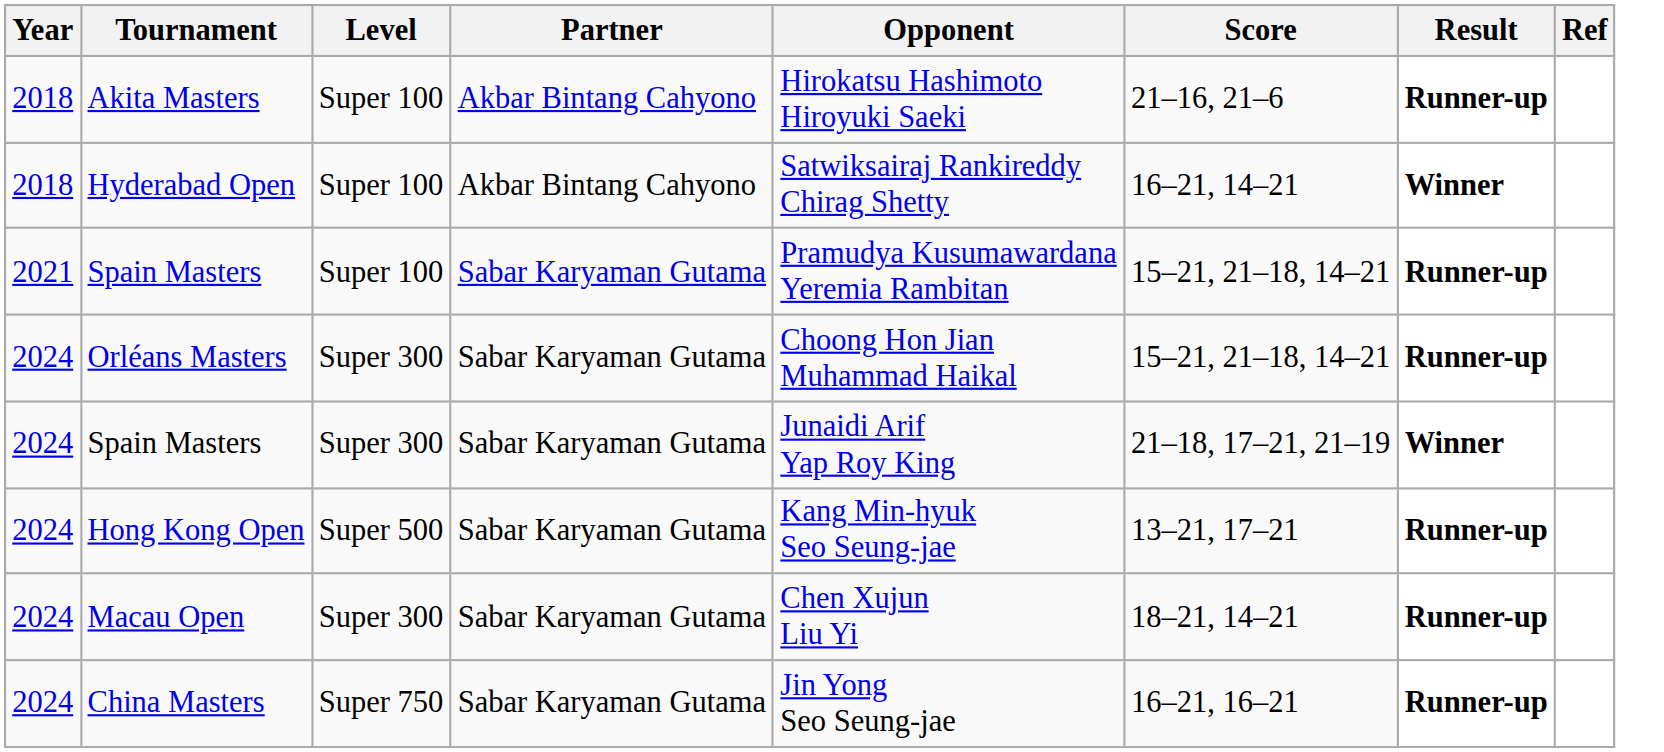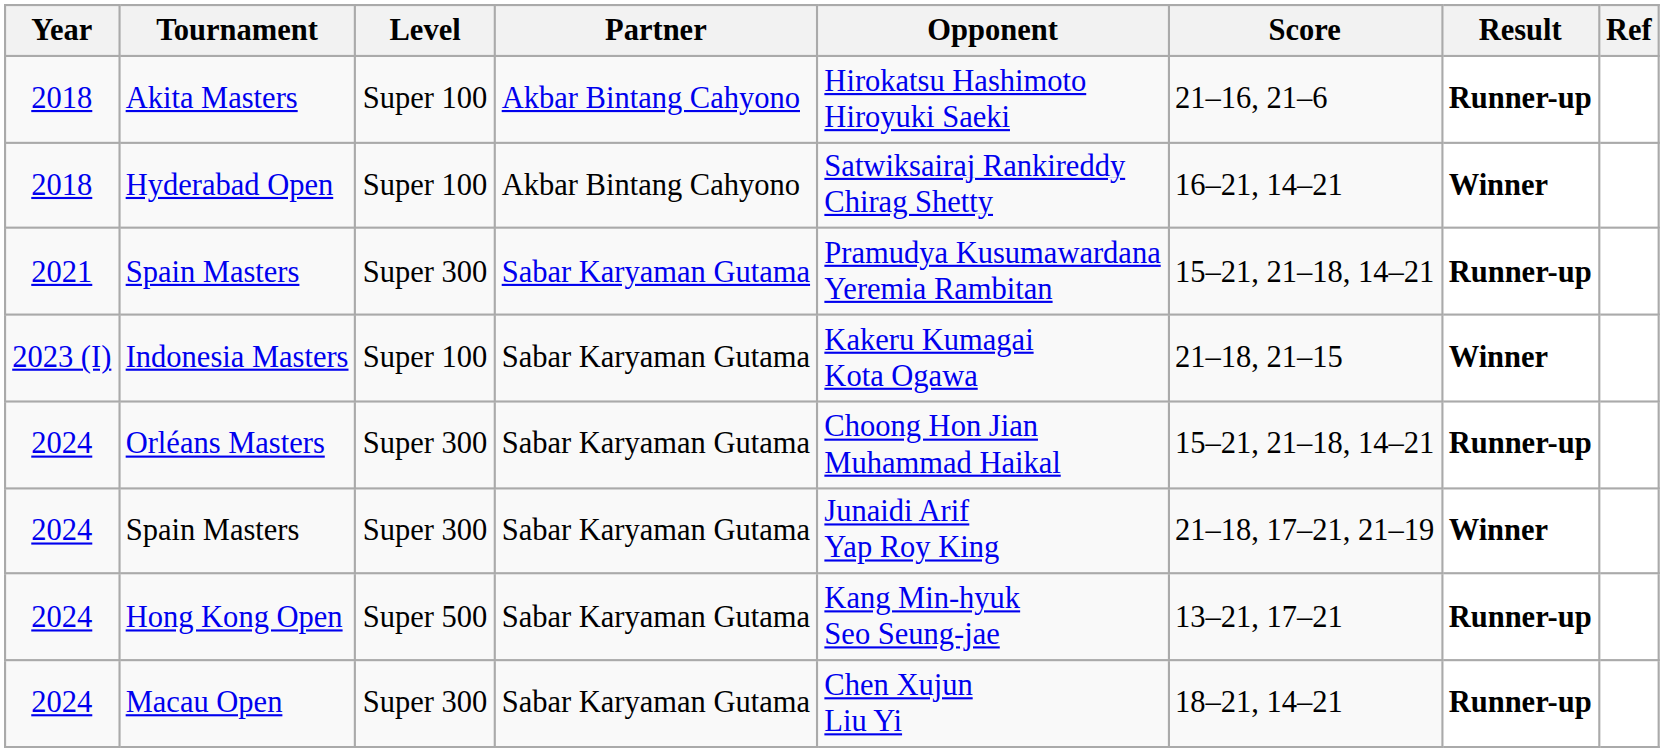(381, 271) Super 100 -> (425, 271) Super 300
+ row: (62, 357)
- row: (43, 703)
